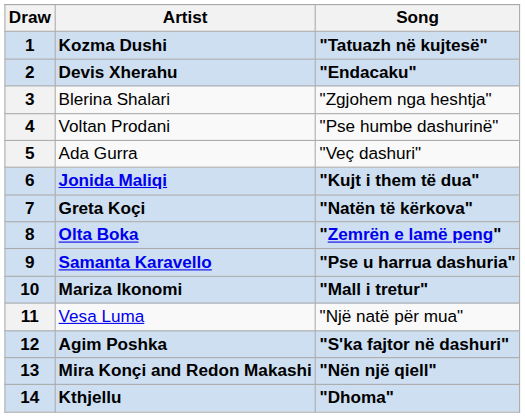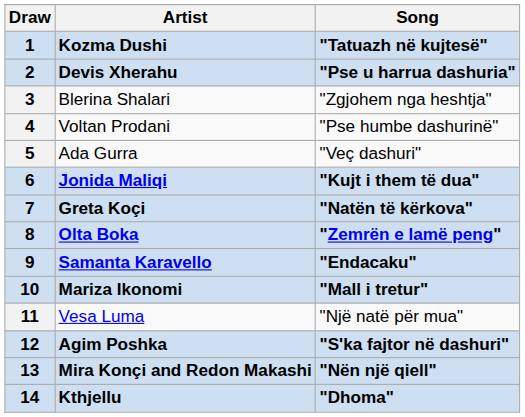(368, 72) "Endacaku" -> (418, 72) "Pse u harrua dashuria"
(418, 262) "Pse u harrua dashuria" -> (368, 262) "Endacaku"
